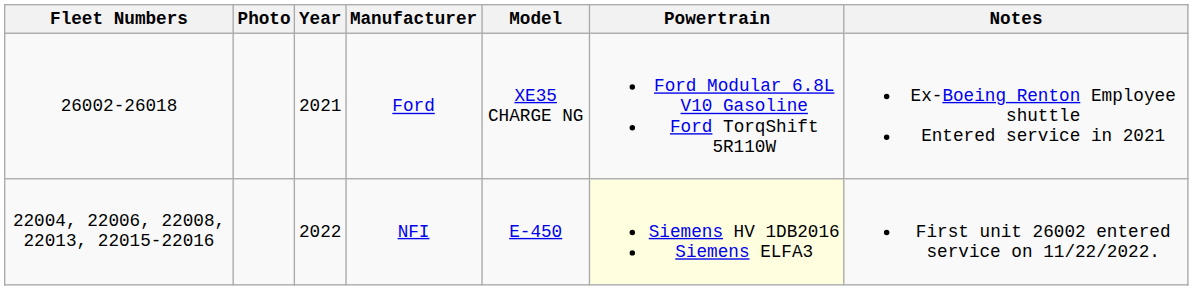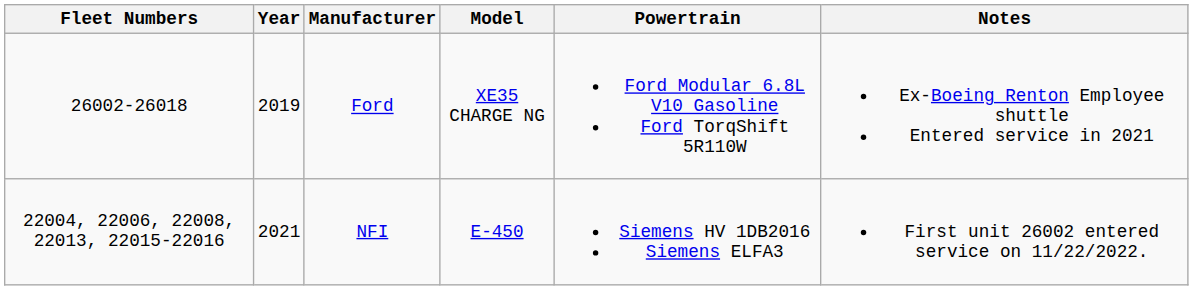- column: (264, 19)
(320, 106) 2021 -> (279, 106) 2019
(320, 232) 2022 -> (279, 232) 2021
(717, 242) lightyellow background -> (688, 242) no background
